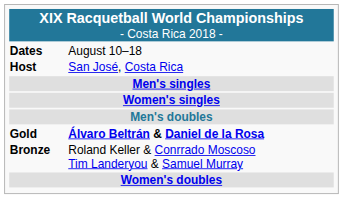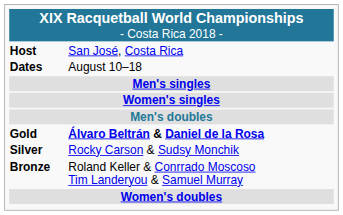rows swapped: (23, 67) <-> (26, 50)
+ row: (26, 150)
